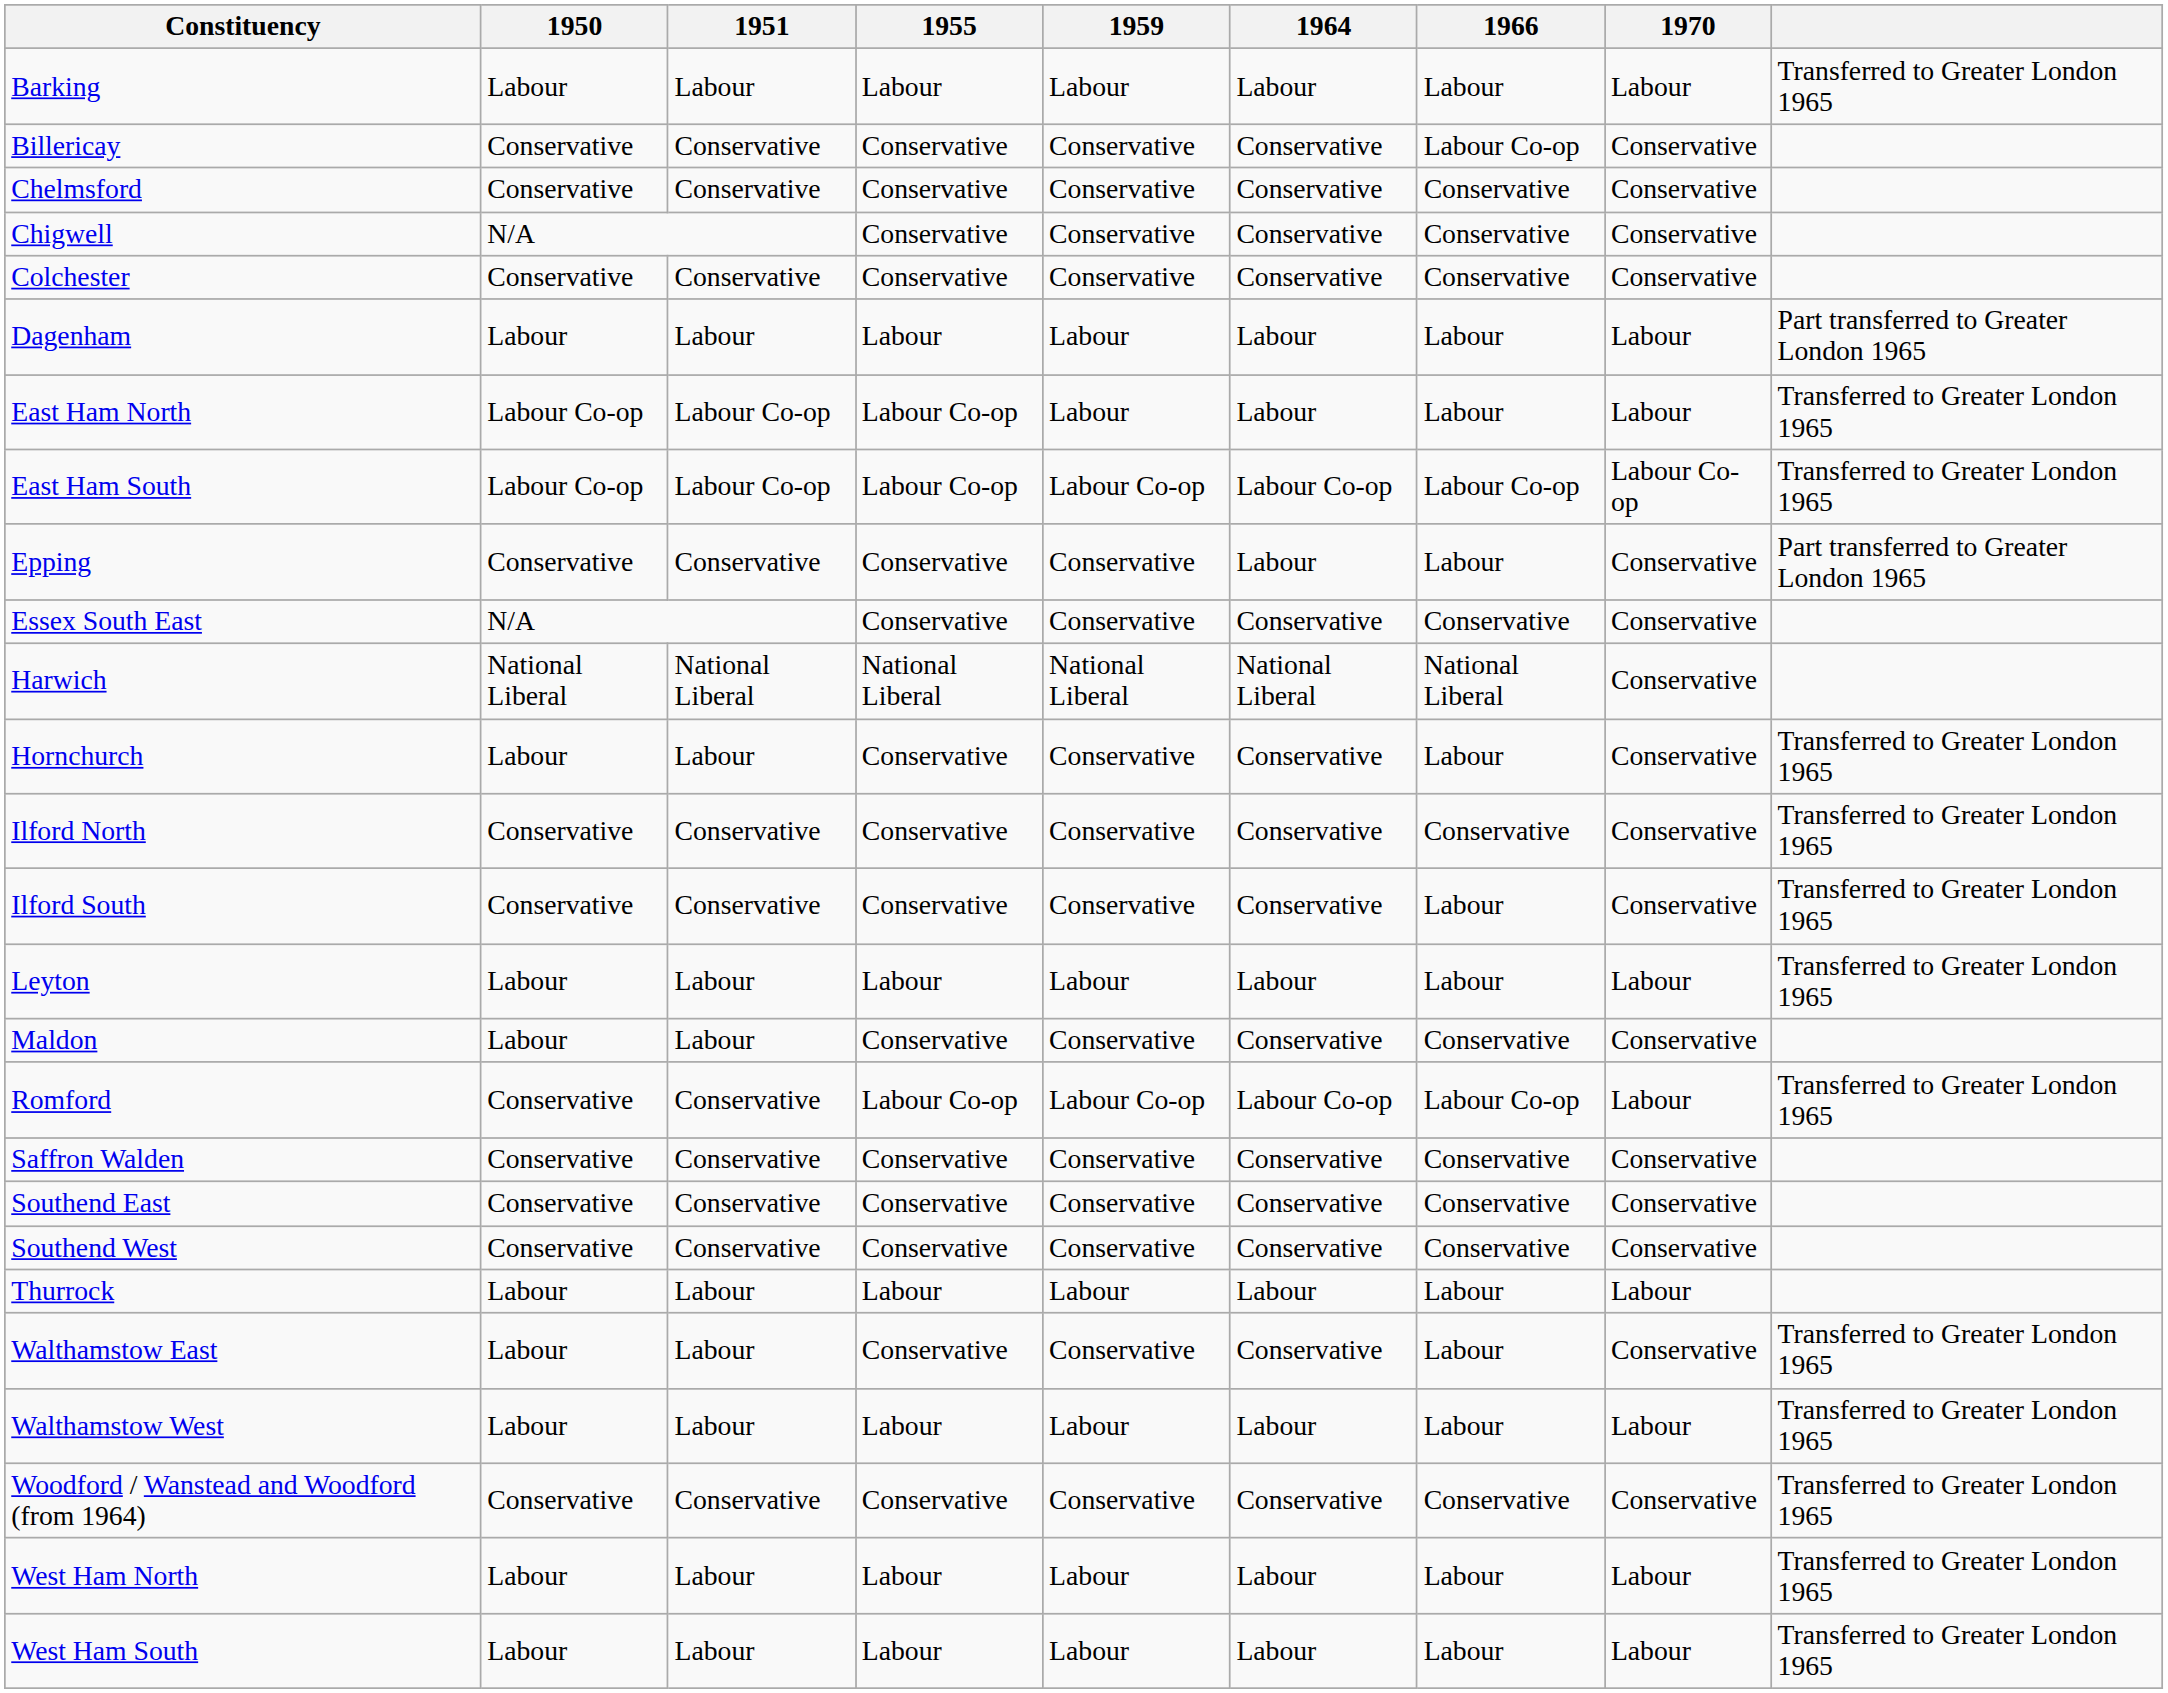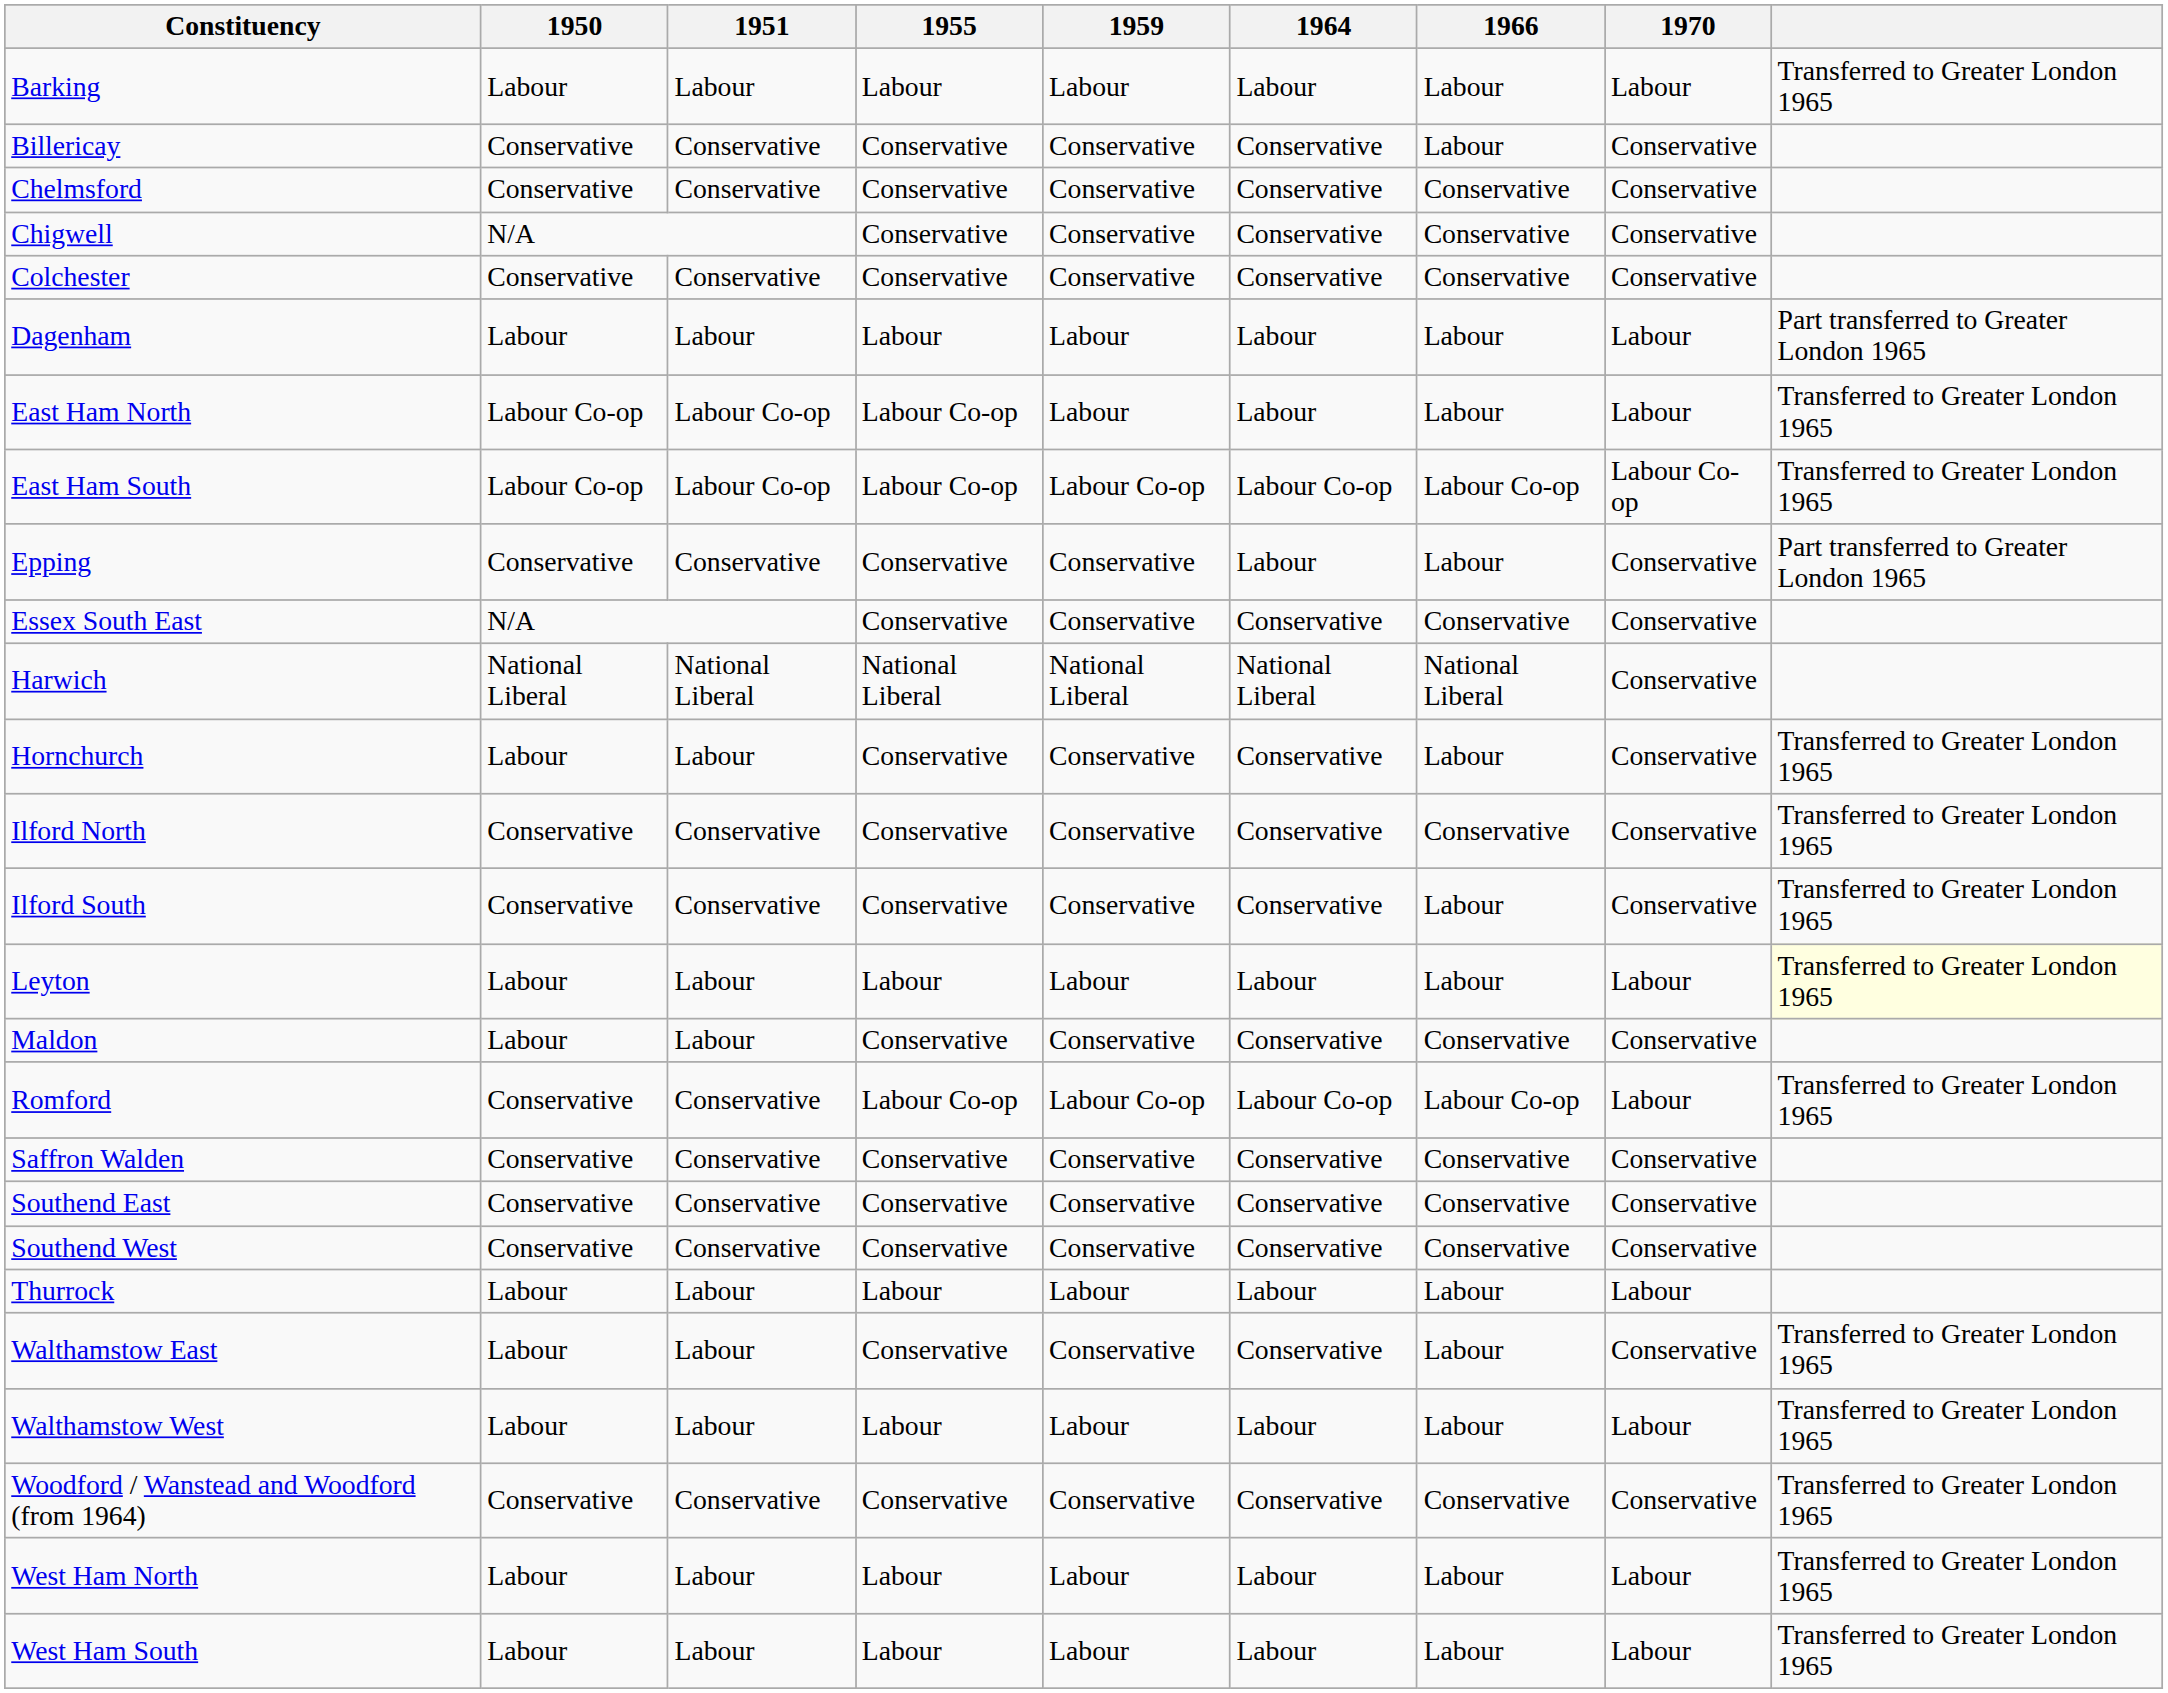(1502, 145) Labour Co-op -> (1464, 145) Labour
(1947, 980) no background -> (1947, 980) lightyellow background
